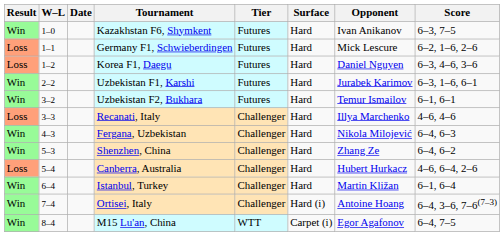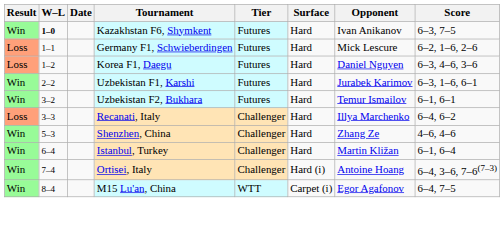(48, 31) normal -> (48, 30) bold
(437, 116) 4–6, 4–6 -> (437, 116) 6–4, 6–2
- row: (141, 133)
(437, 151) 6–4, 6–2 -> (437, 133) 4–6, 4–6
- row: (139, 168)
